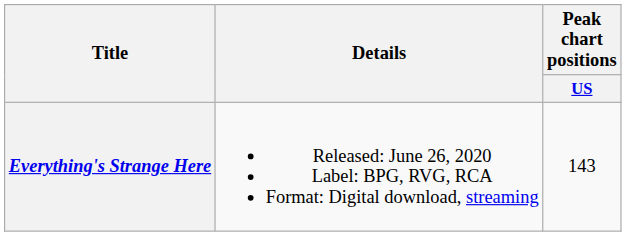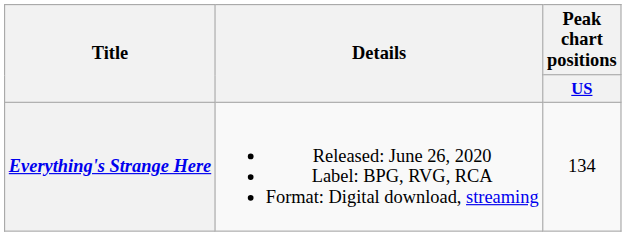(582, 166) 143 -> (582, 166) 134
